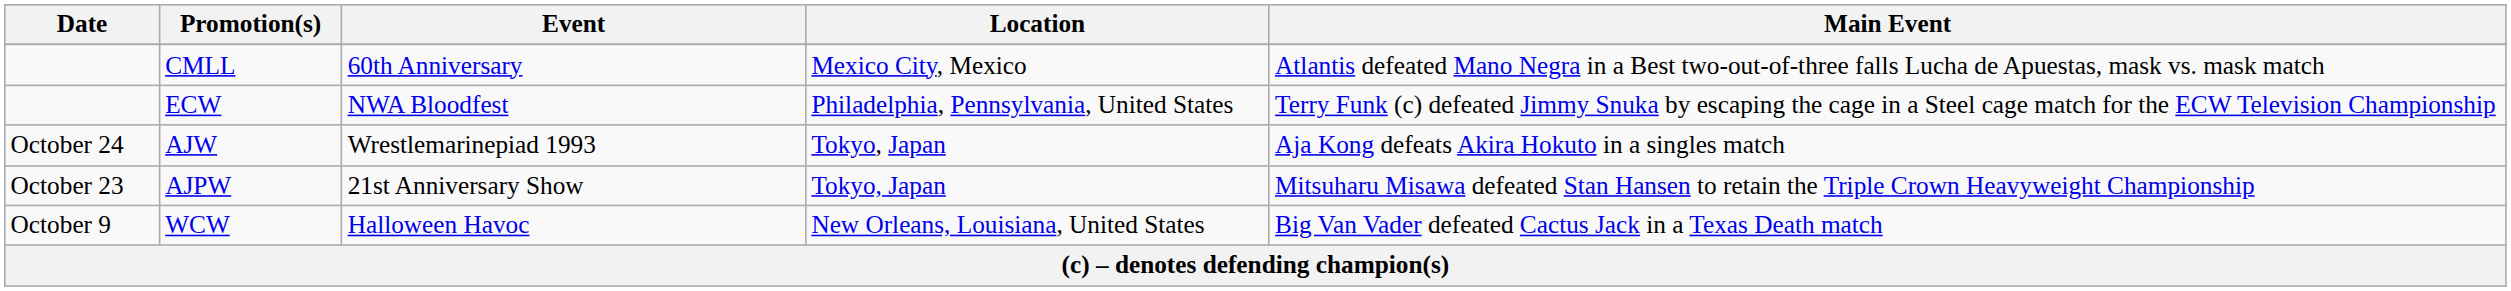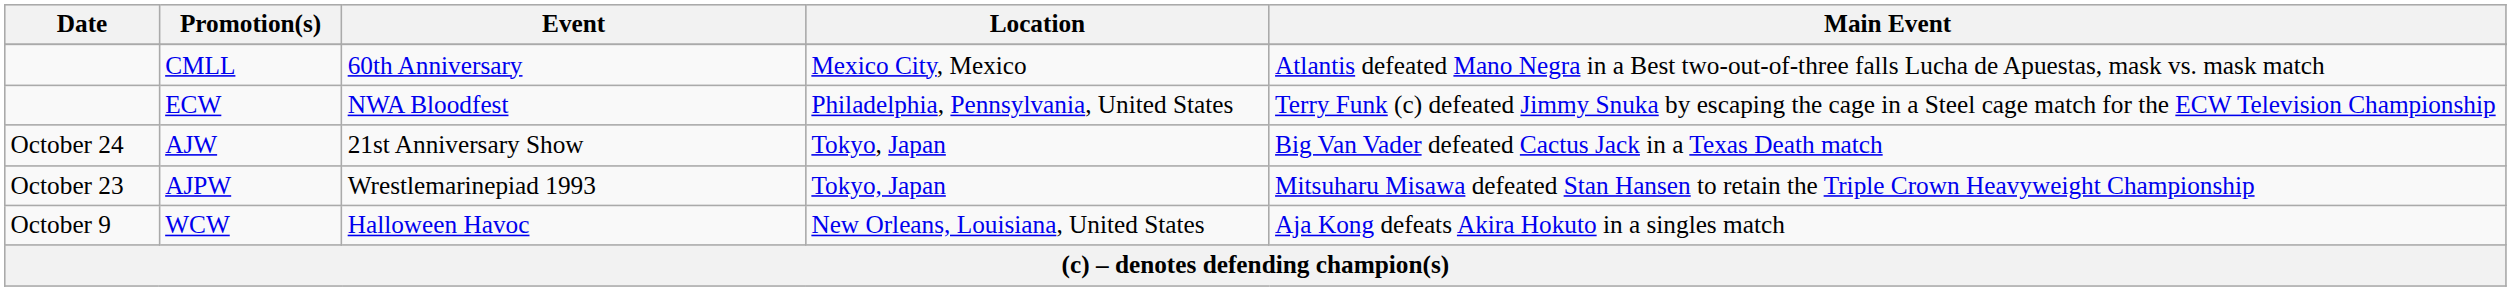(472, 144) Wrestlemarinepiad 1993 -> (466, 144) 21st Anniversary Show
(1530, 144) Aja Kong defeats Akira Hokuto in a singles match -> (1579, 144) Big Van Vader defeated Cactus Jack in a Texas Death match
(466, 184) 21st Anniversary Show -> (472, 184) Wrestlemarinepiad 1993
(1579, 225) Big Van Vader defeated Cactus Jack in a Texas Death match -> (1530, 225) Aja Kong defeats Akira Hokuto in a singles match
